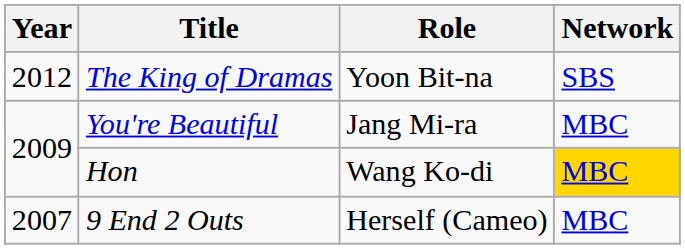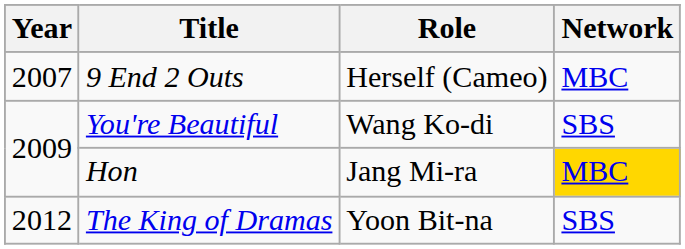rows swapped: (165, 219) <-> (209, 76)
(412, 123) Jang Mi-ra -> (420, 123) Wang Ko-di
(595, 123) MBC -> (588, 123) SBS
(420, 171) Wang Ko-di -> (412, 171) Jang Mi-ra
